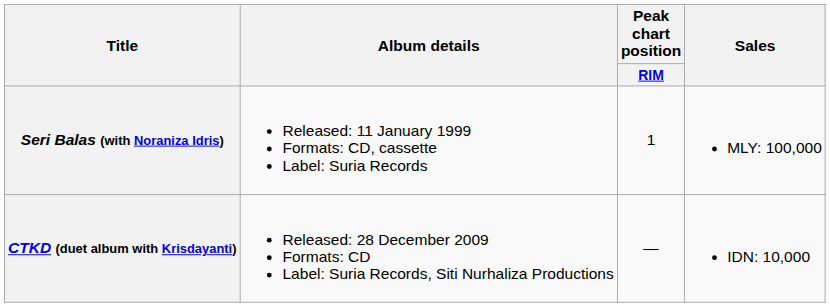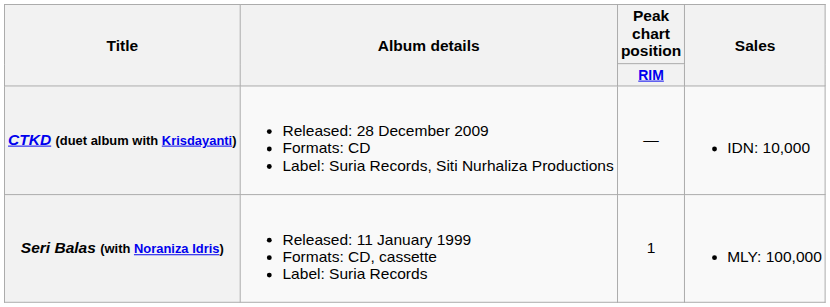rows swapped: (122, 140) <-> (122, 248)
